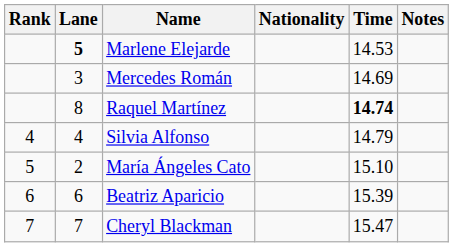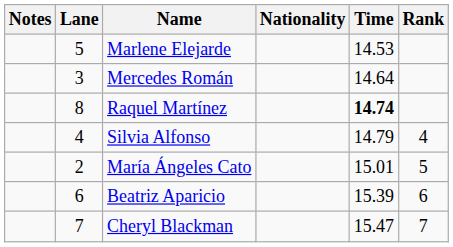columns swapped: (30, 19) <-> (423, 19)
(78, 49) bold -> (79, 49) normal
(373, 78) 14.69 -> (374, 78) 14.64
(373, 167) 15.10 -> (374, 167) 15.01
